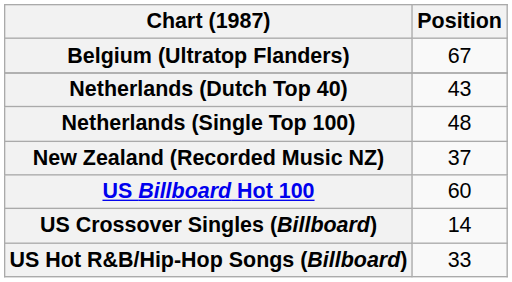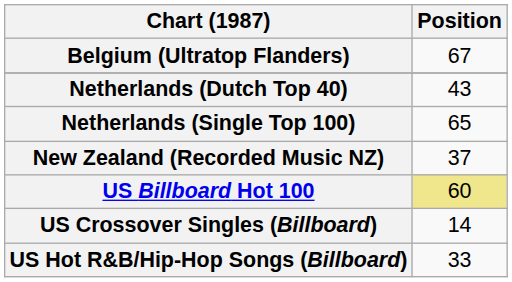(460, 123) 48 -> (460, 123) 65
(460, 191) no background -> (460, 191) khaki background
